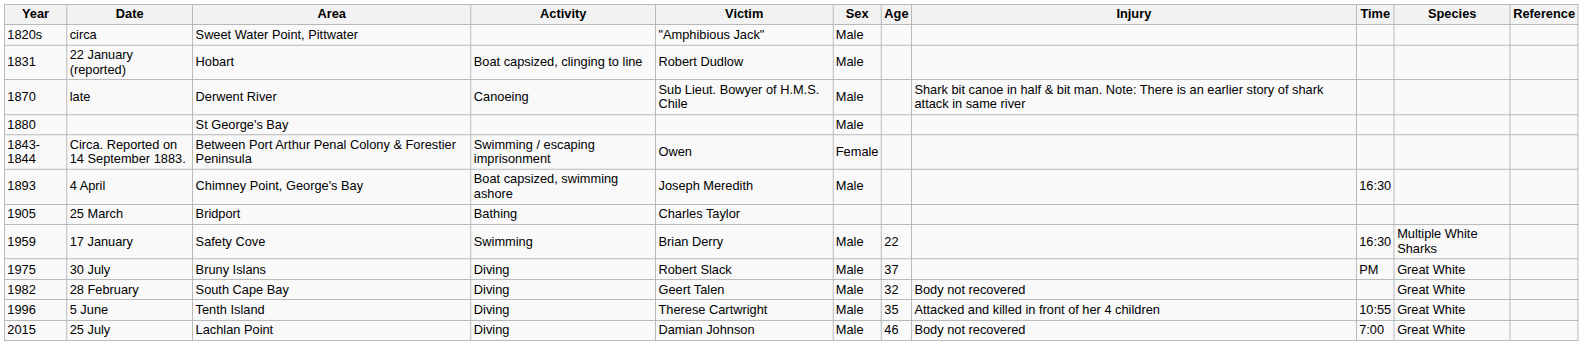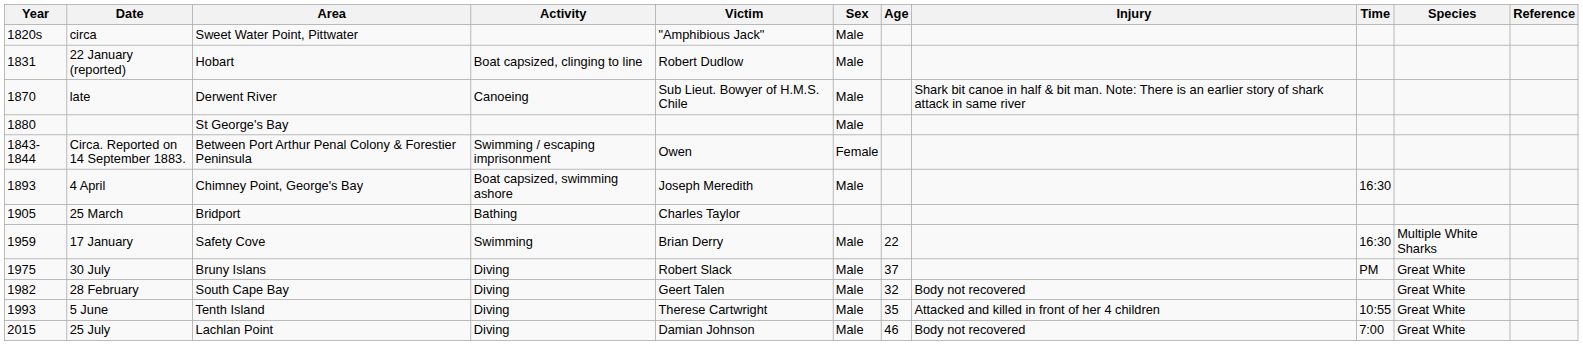(22, 309) 1996 -> (22, 309) 1993
